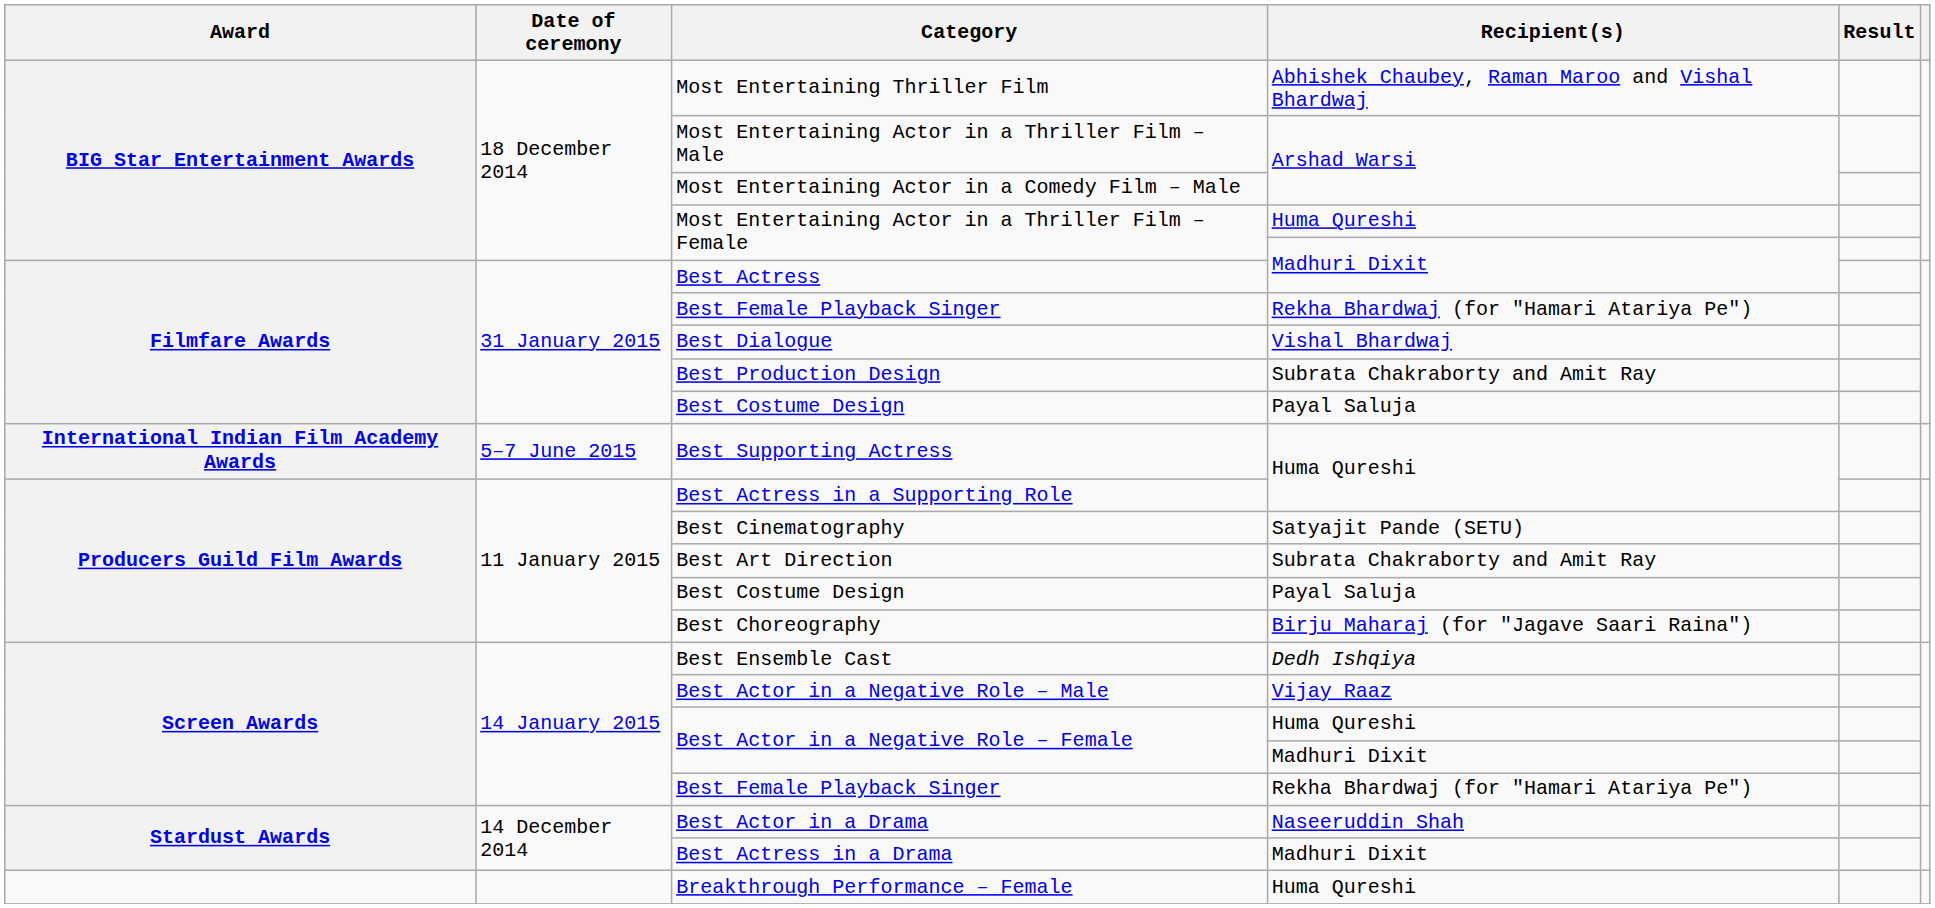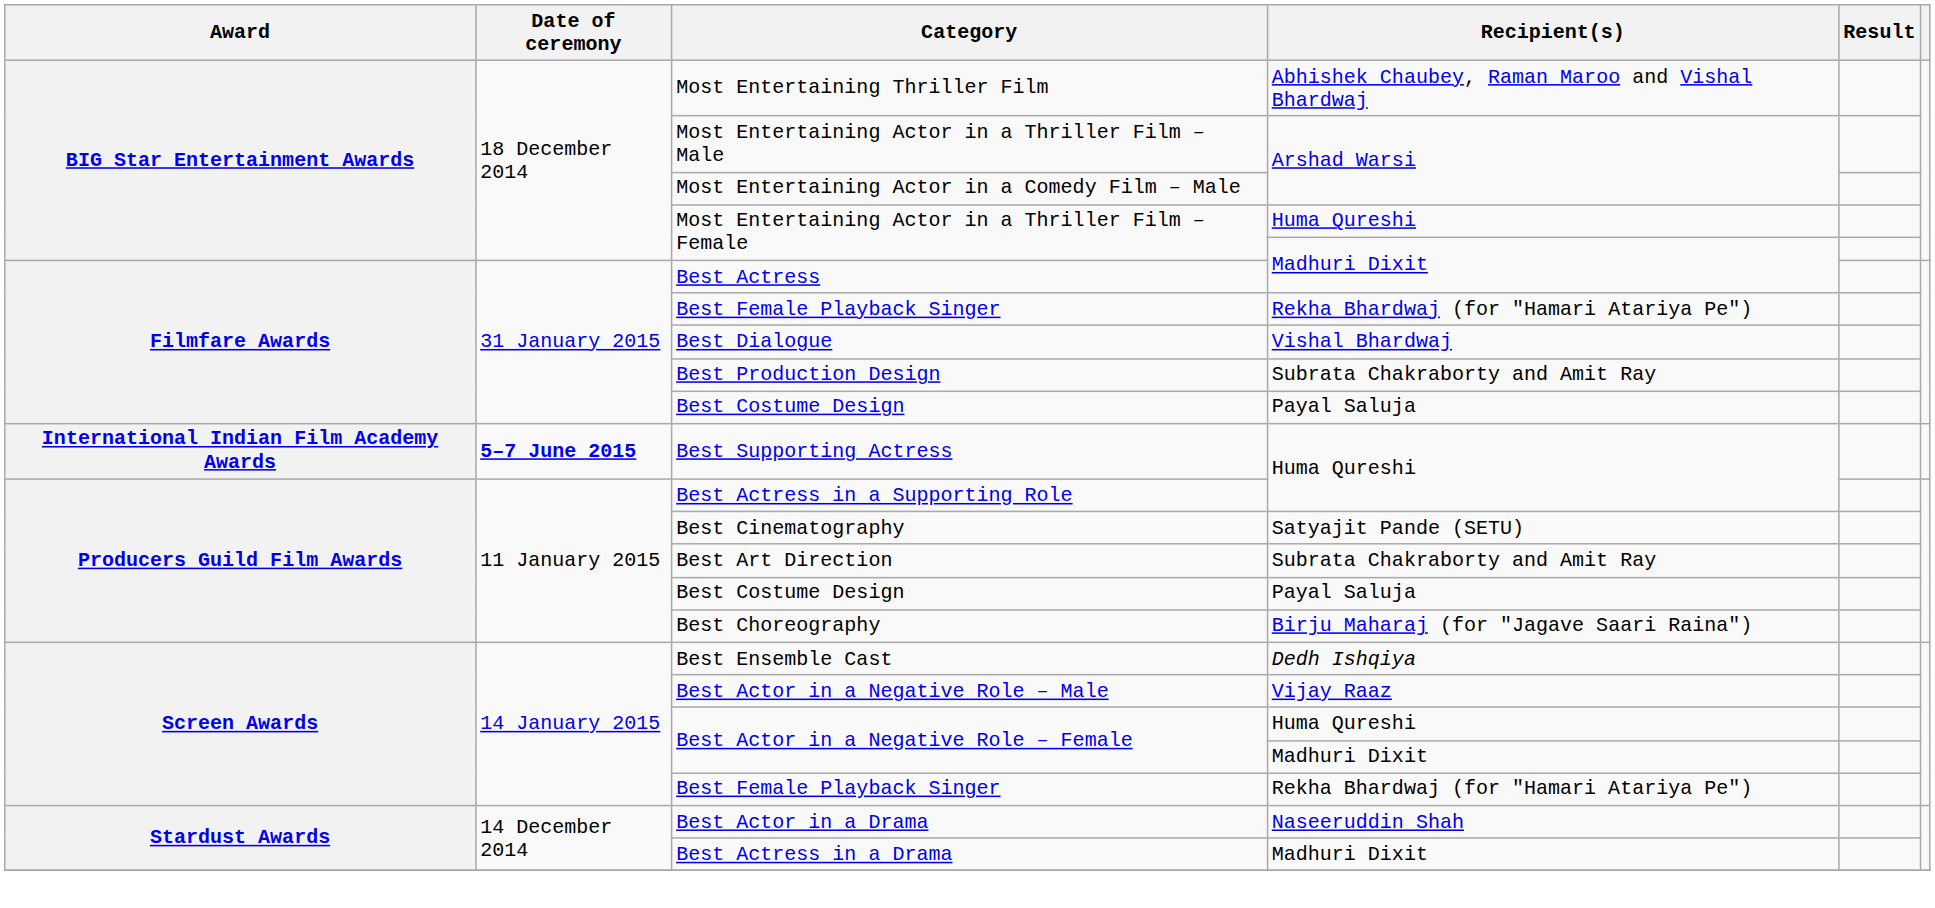(558, 451) normal -> (558, 451) bold
- row: (874, 887)
